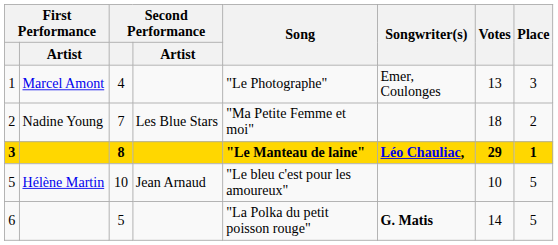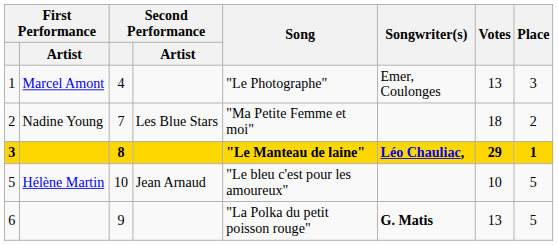(121, 220) 5 -> (121, 220) 9
(495, 220) 14 -> (495, 220) 13
